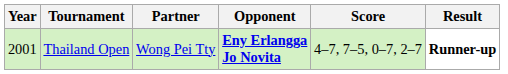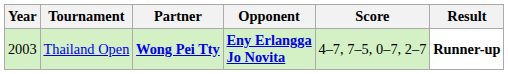(22, 49) 2001 -> (22, 49) 2003
(176, 49) normal -> (178, 49) bold
